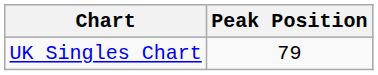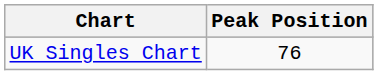(289, 54) 79 -> (289, 54) 76
